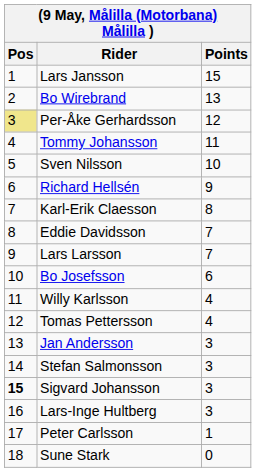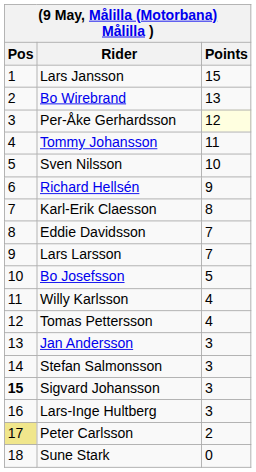(12, 120) khaki background -> (12, 120) no background
(213, 120) no background -> (213, 120) lightyellow background
(209, 277) 6 -> (209, 277) 5
(16, 433) no background -> (16, 433) khaki background
(209, 433) 1 -> (209, 433) 2
